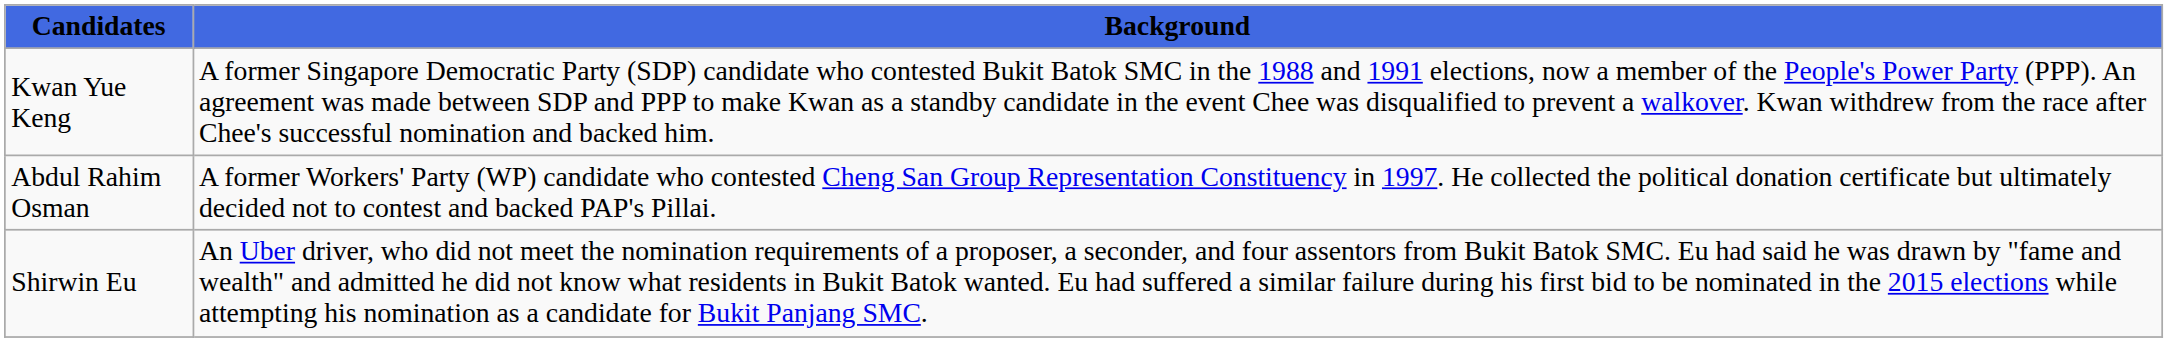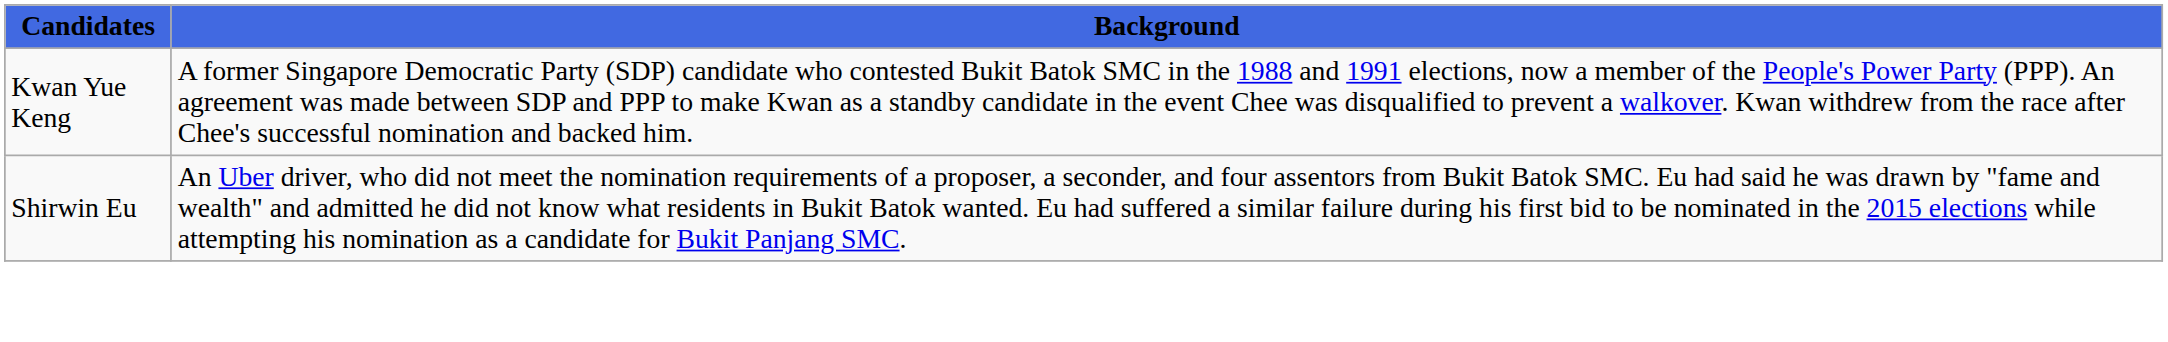- row: (86, 192)
